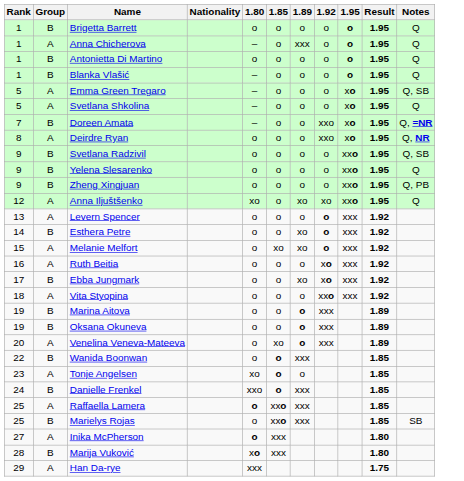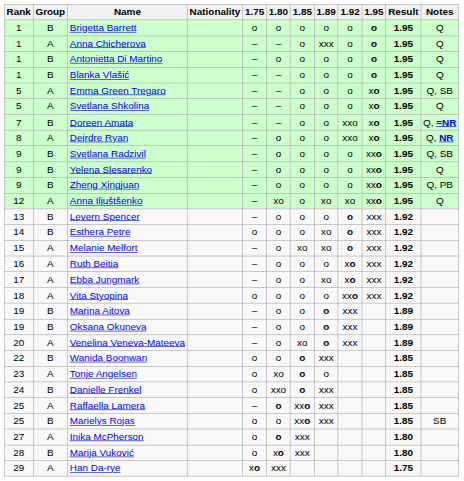+ column: (255, 12)
(50, 216) A -> (50, 216) B
(50, 279) B -> (50, 279) A
